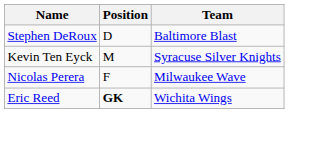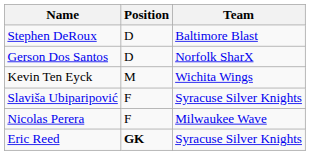+ row: (58, 56)
(217, 56) Syracuse Silver Knights -> (214, 77) Wichita Wings
+ row: (63, 98)
(193, 98) Wichita Wings -> (239, 139) Syracuse Silver Knights
